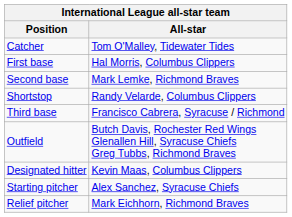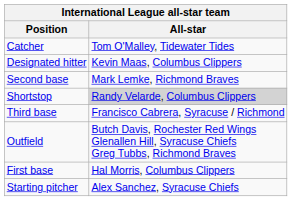rows swapped: (30, 63) <-> (47, 170)
(174, 96) no background -> (174, 96) lightgrey background
- row: (38, 204)
